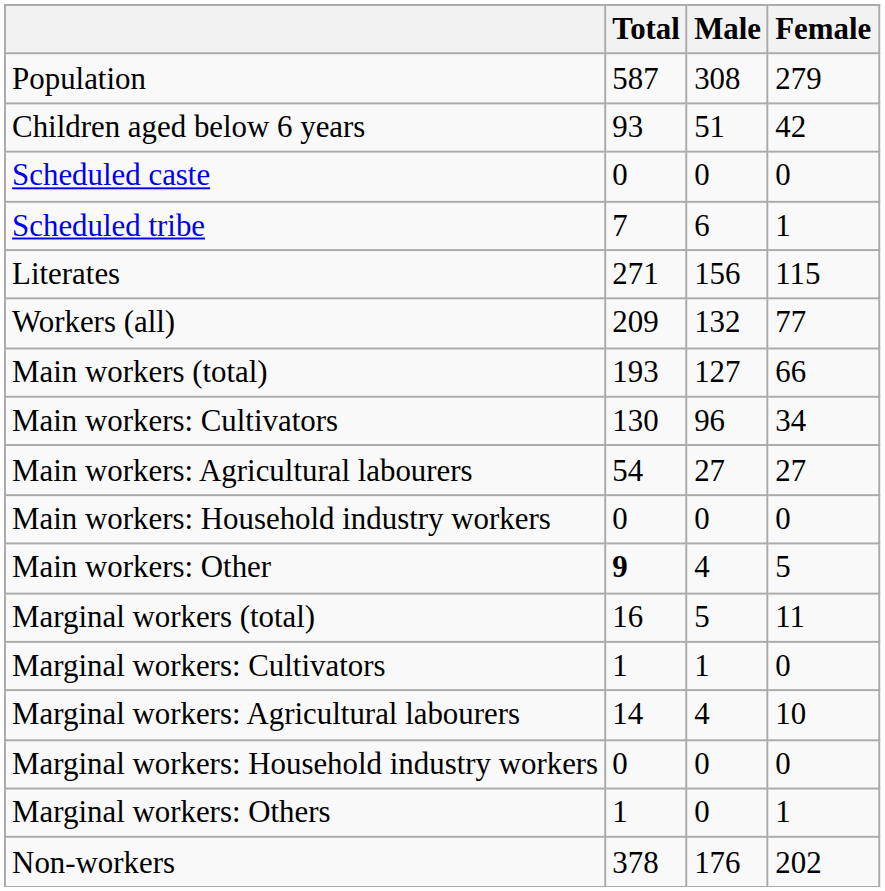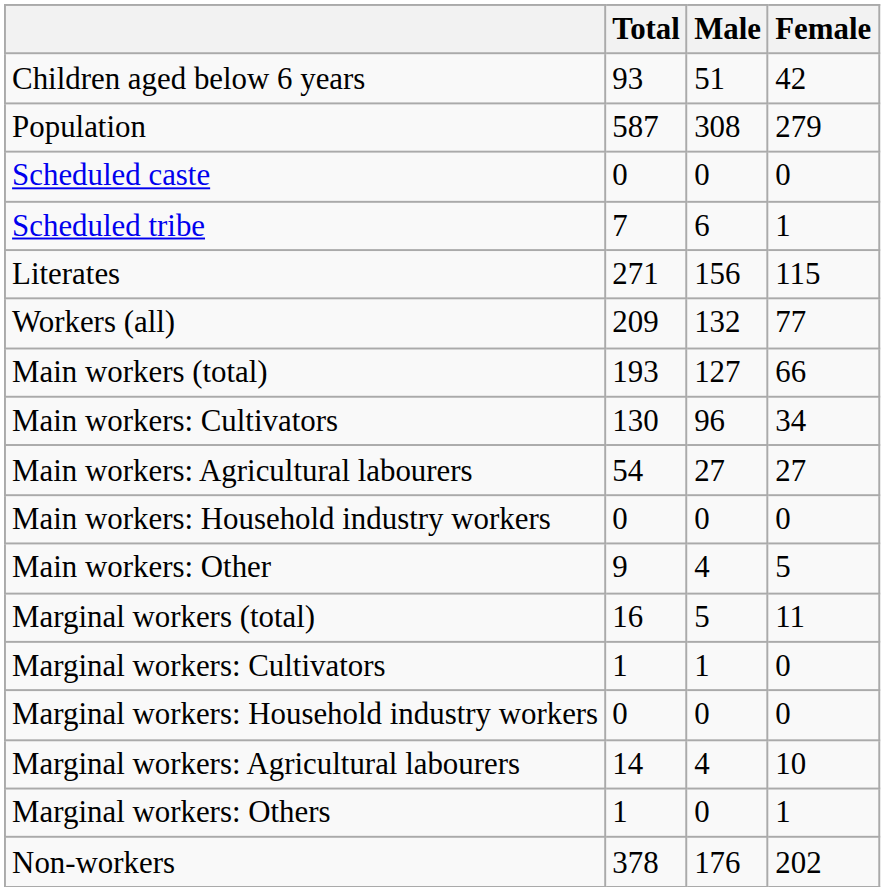rows swapped: (79, 77) <-> (189, 126)
(620, 567) bold -> (620, 567) normal
rows swapped: (266, 714) <-> (305, 763)
